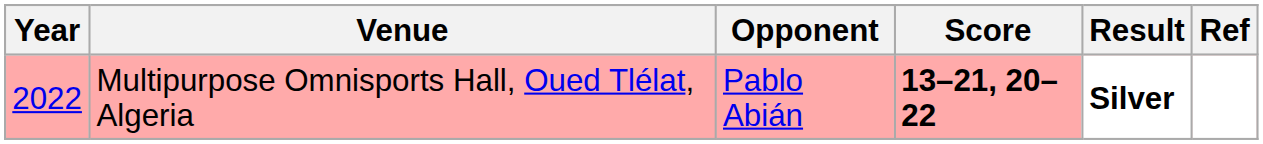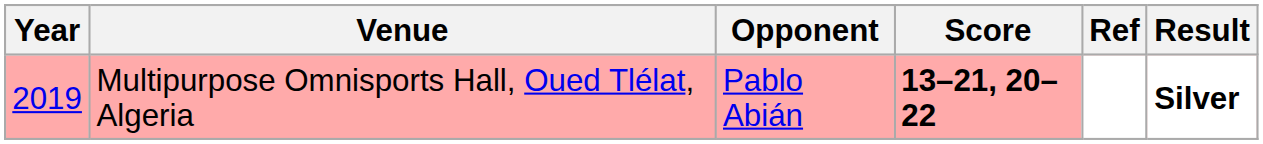columns swapped: (1137, 30) <-> (1225, 30)
(47, 97) 2022 -> (47, 97) 2019
